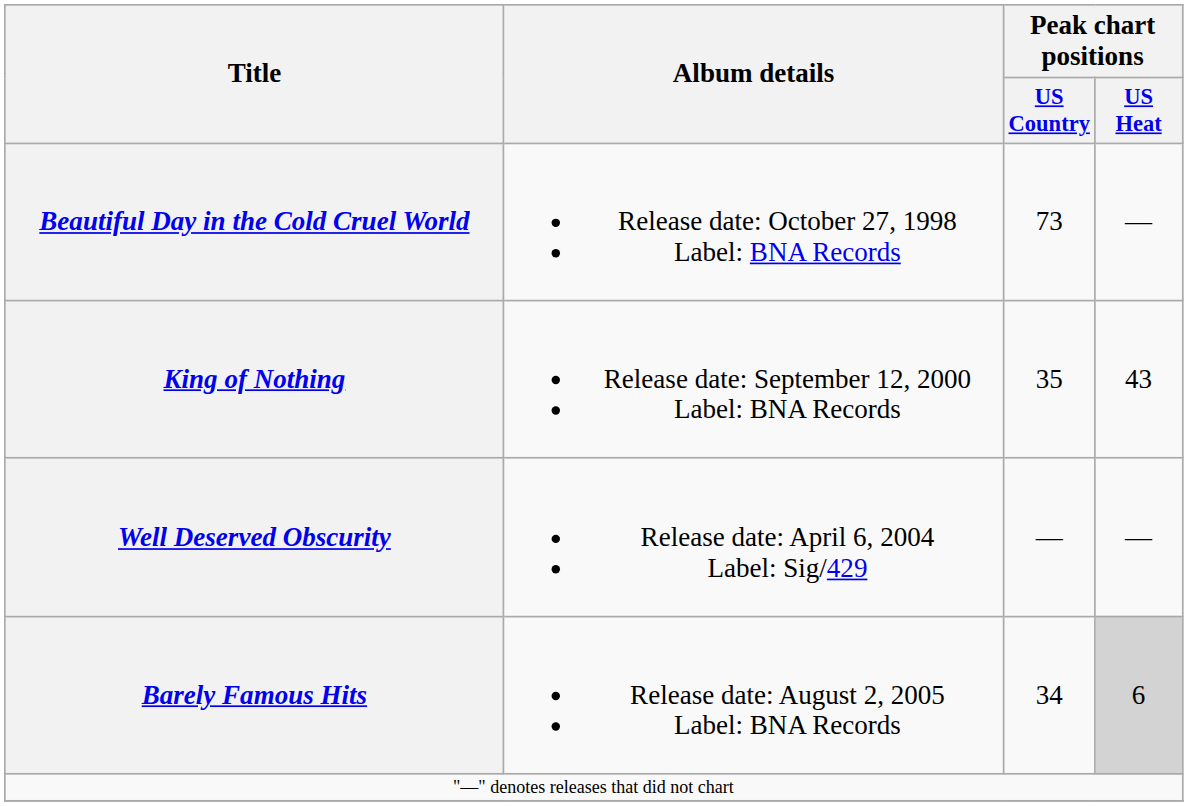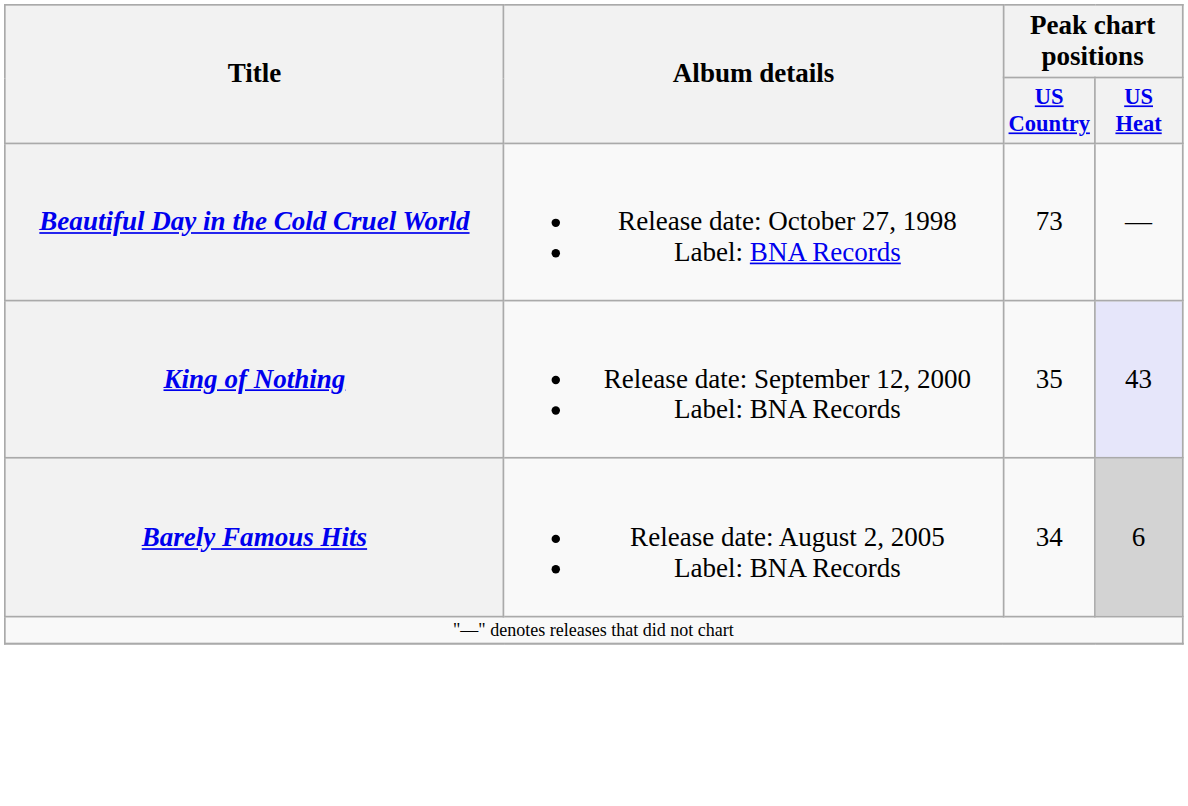(1139, 379) no background -> (1139, 379) lavender background
- row: (254, 537)
